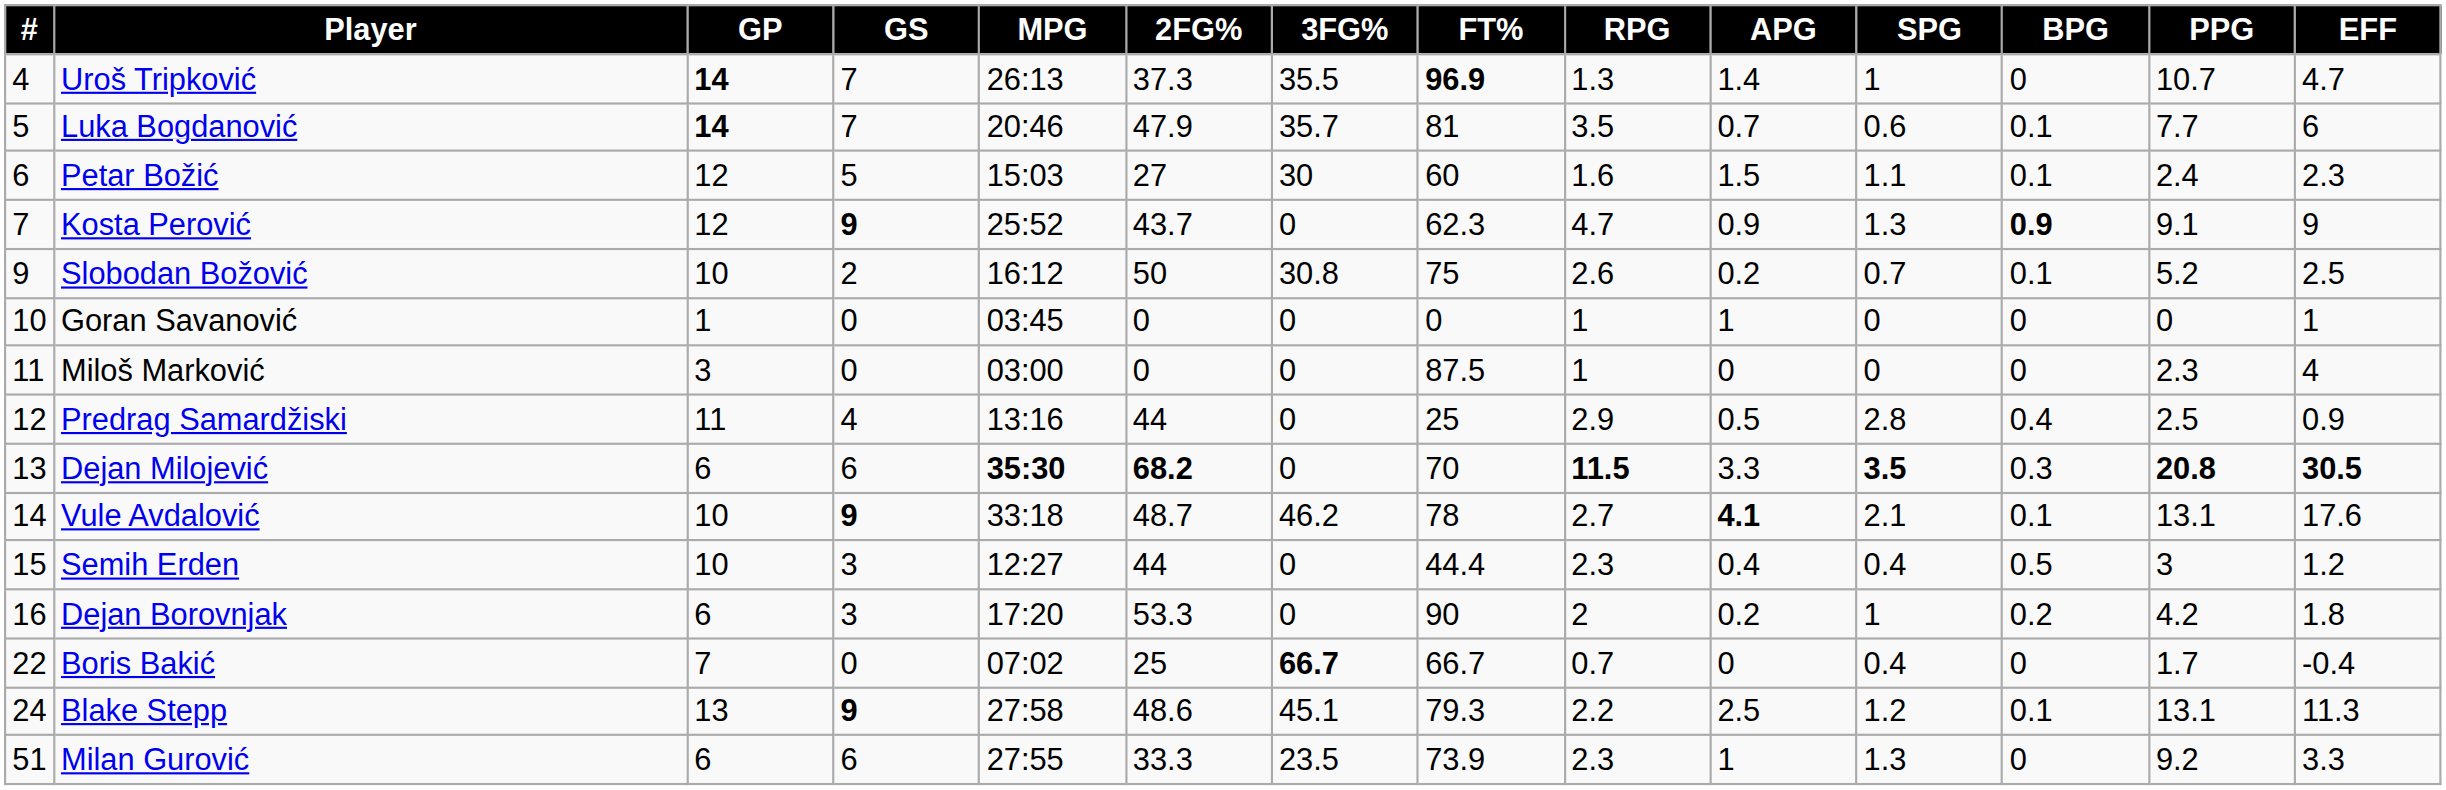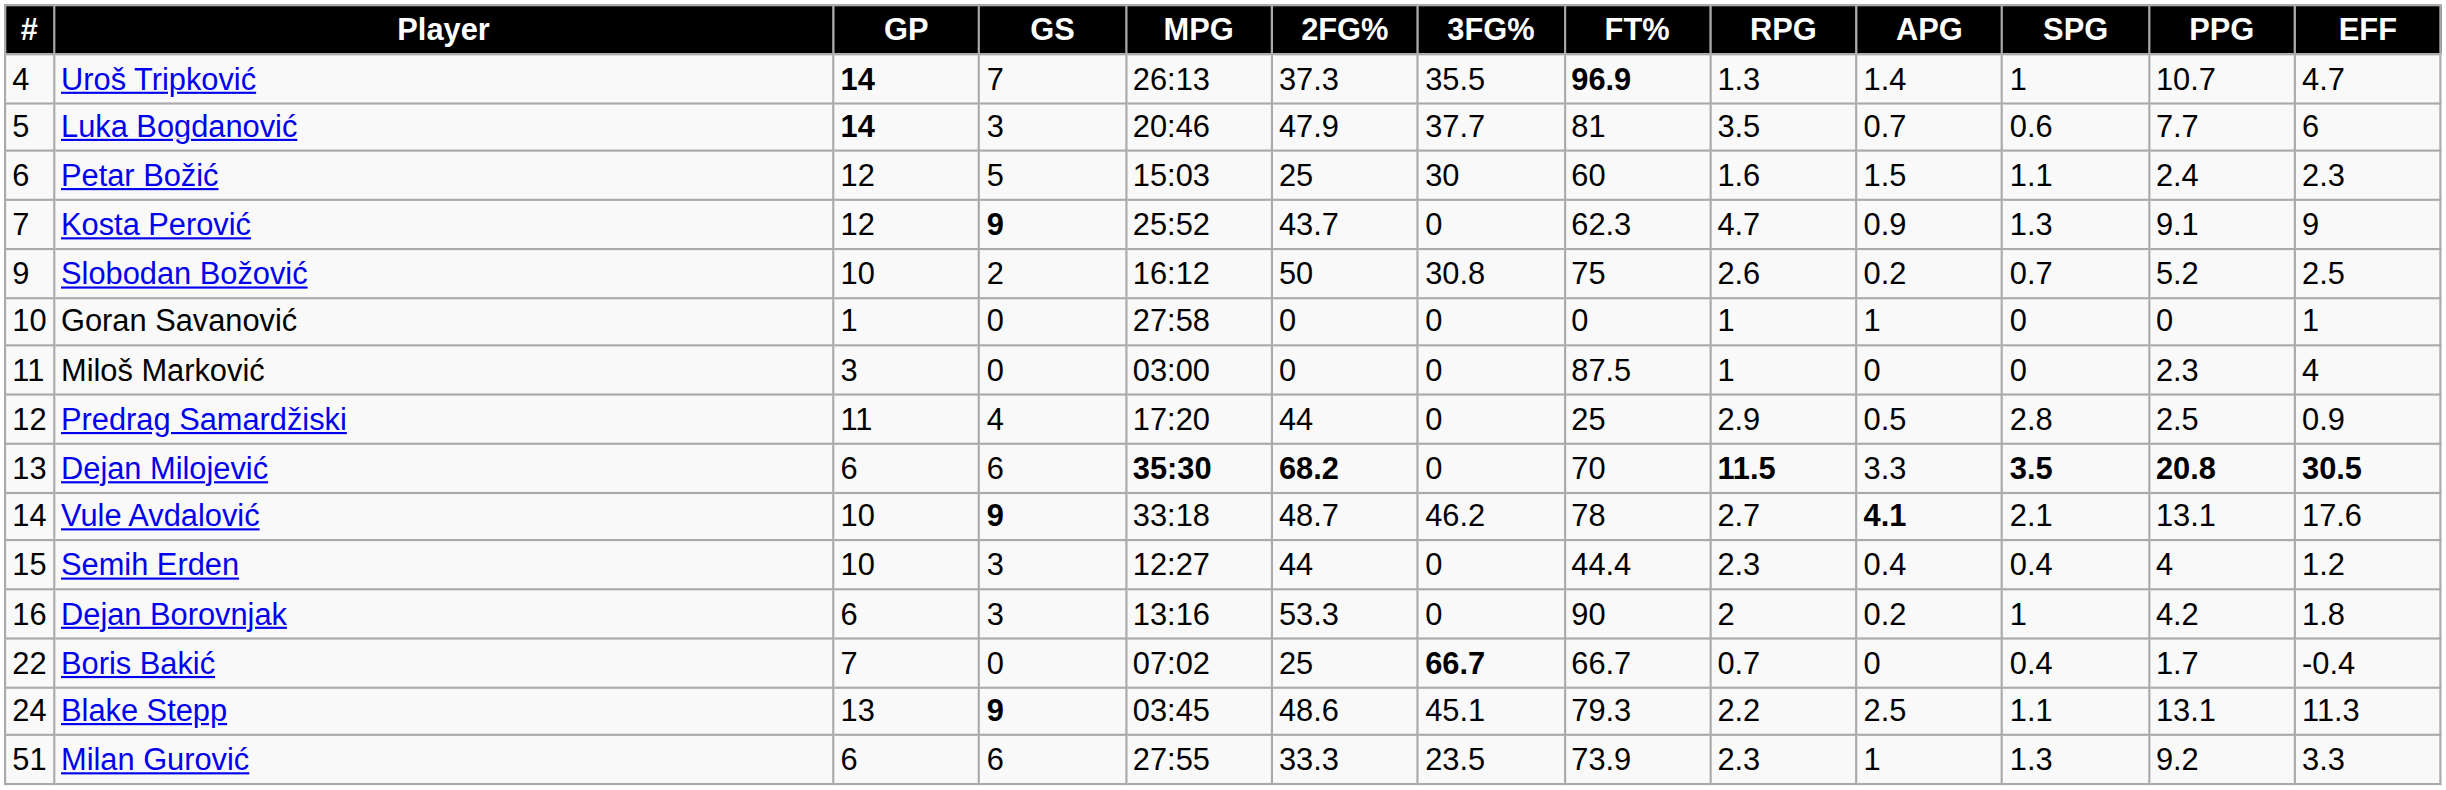- column: (2076, 30)
(849, 127) 7 -> (995, 127) 3
(1309, 127) 35.7 -> (1455, 127) 37.7
(1150, 176) 27 -> (1296, 176) 25
(1025, 322) 03:45 -> (1171, 322) 27:58
(1025, 419) 13:16 -> (1171, 419) 17:20
(2164, 565) 3 -> (2164, 565) 4
(1025, 614) 17:20 -> (1171, 614) 13:16
(1025, 711) 27:58 -> (1171, 711) 03:45
(1885, 711) 1.2 -> (2031, 711) 1.1
